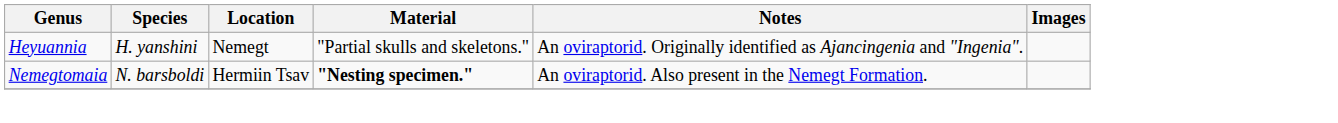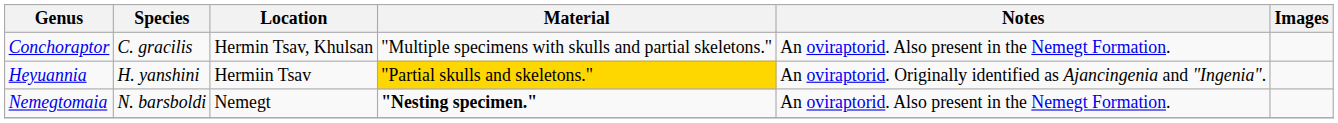+ row: (59, 46)
(241, 46) Nemegt -> (263, 74) Hermiin Tsav
(423, 46) no background -> (487, 74) gold background
(261, 74) Hermiin Tsav -> (243, 103) Nemegt
